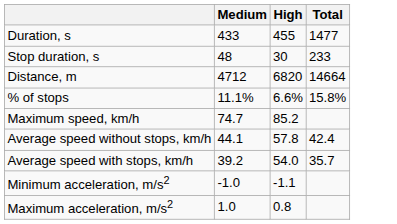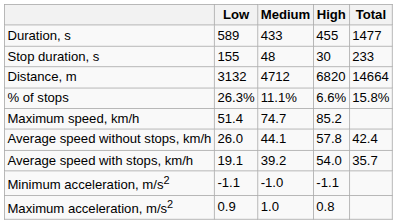+ column: (236, 14)
